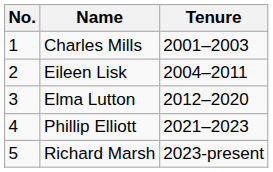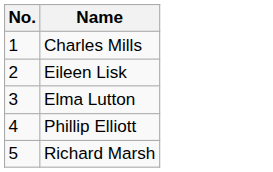- column: (214, 18)
